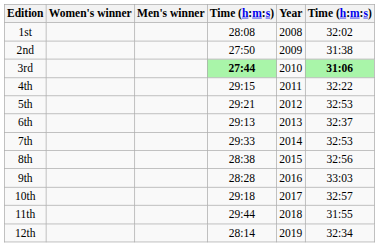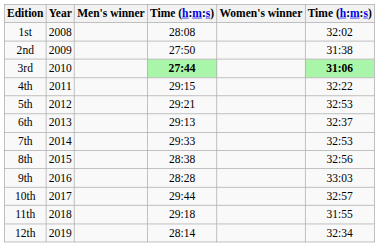columns swapped: (291, 13) <-> (90, 13)
(242, 196) 29:18 -> (182, 196) 29:44
(242, 214) 29:44 -> (182, 214) 29:18
